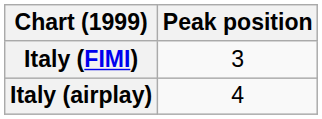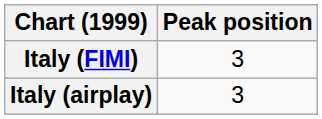(238, 95) 4 -> (238, 95) 3
